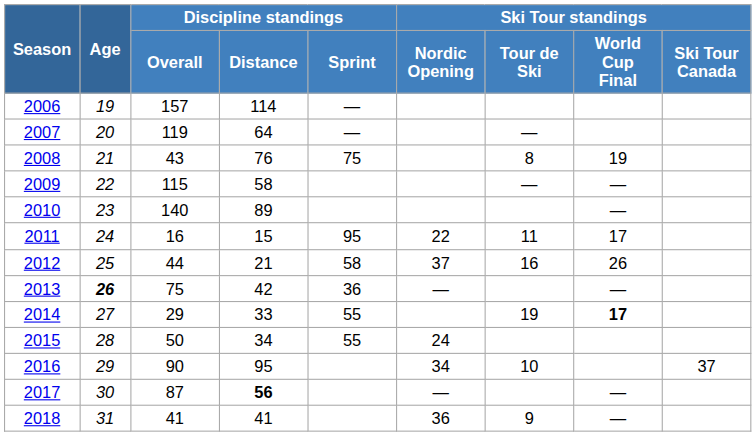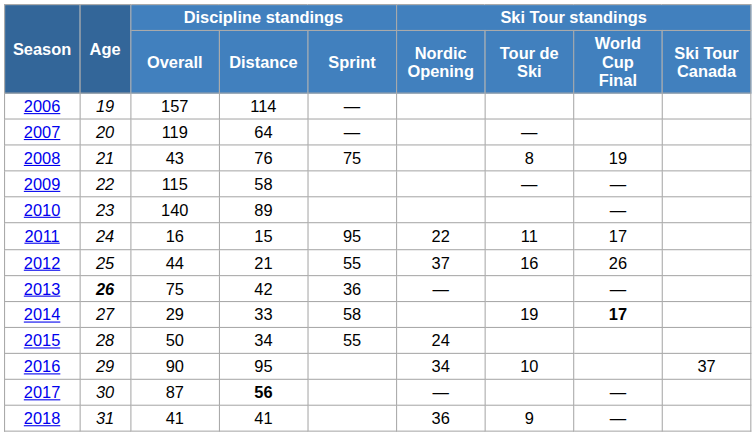(352, 262) 58 -> (352, 262) 55
(352, 314) 55 -> (352, 314) 58
